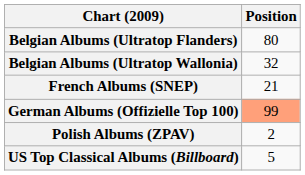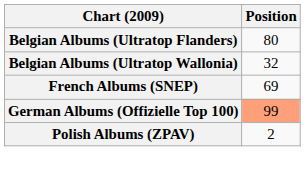(271, 87) 21 -> (271, 87) 69
- row: (123, 157)
